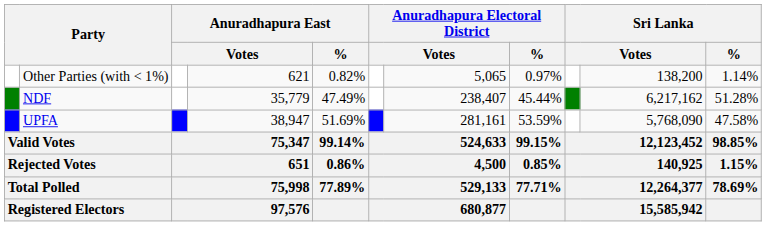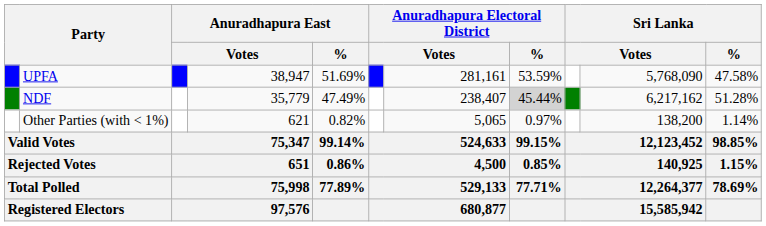rows swapped: (40, 120) <-> (96, 76)
(540, 98) no background -> (540, 98) lightgrey background
